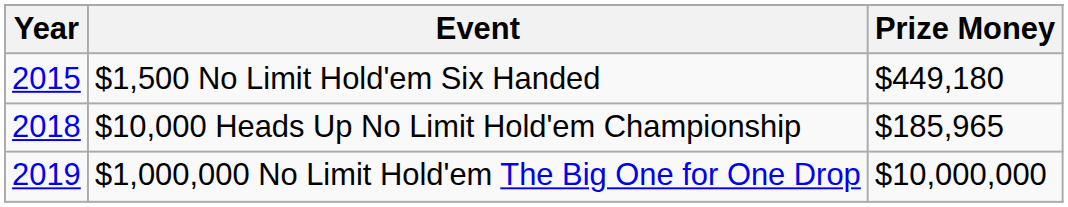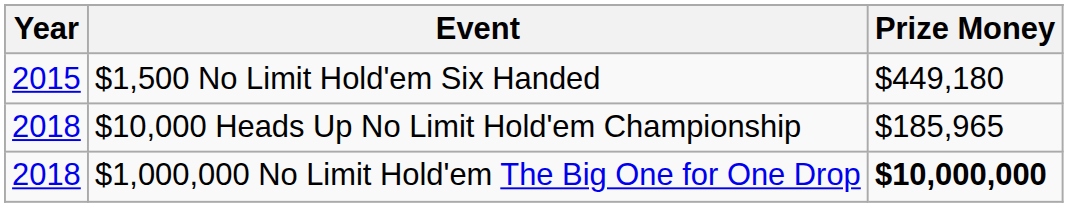(46, 175) 2019 -> (46, 175) 2018
(961, 175) normal -> (961, 175) bold
